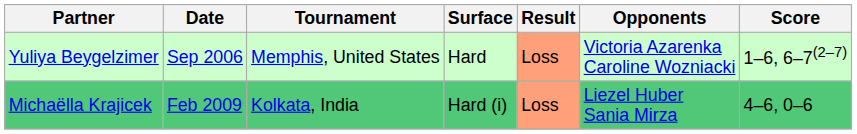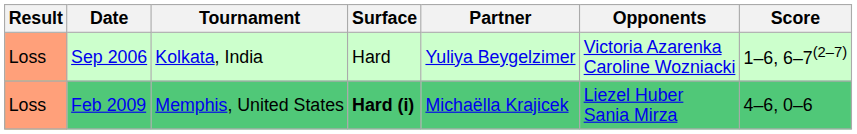columns swapped: (548, 18) <-> (84, 18)
(345, 56) Memphis, United States -> (209, 56) Kolkata, India
(305, 104) Kolkata, India -> (250, 104) Memphis, United States
(477, 104) normal -> (383, 104) bold
